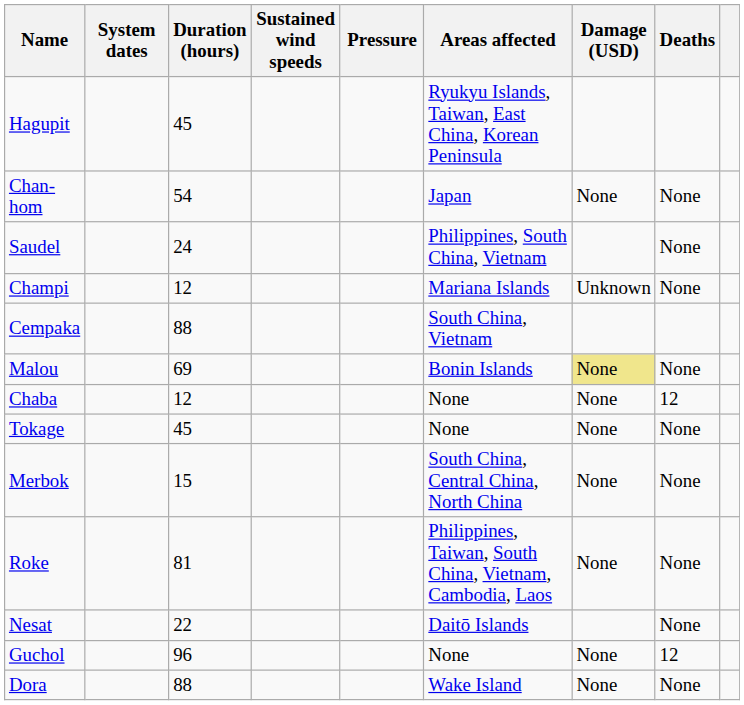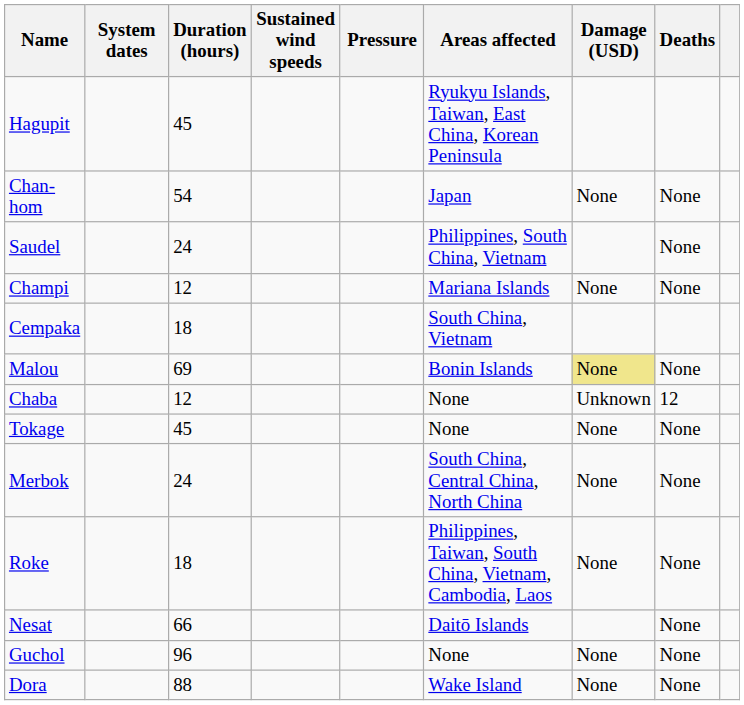(614, 287) Unknown -> (597, 287) None
(183, 328) 88 -> (183, 328) 18
(597, 398) None -> (614, 398) Unknown
(183, 480) 15 -> (183, 480) 24
(183, 563) 81 -> (183, 563) 18
(183, 624) 22 -> (183, 624) 66
(669, 654) 12 -> (680, 654) None
